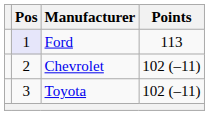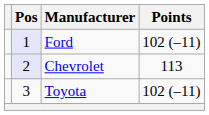(171, 41) 113 -> (171, 41) 102 (–11)
(26, 66) no background -> (26, 66) lavender background
(171, 66) 102 (–11) -> (171, 66) 113
